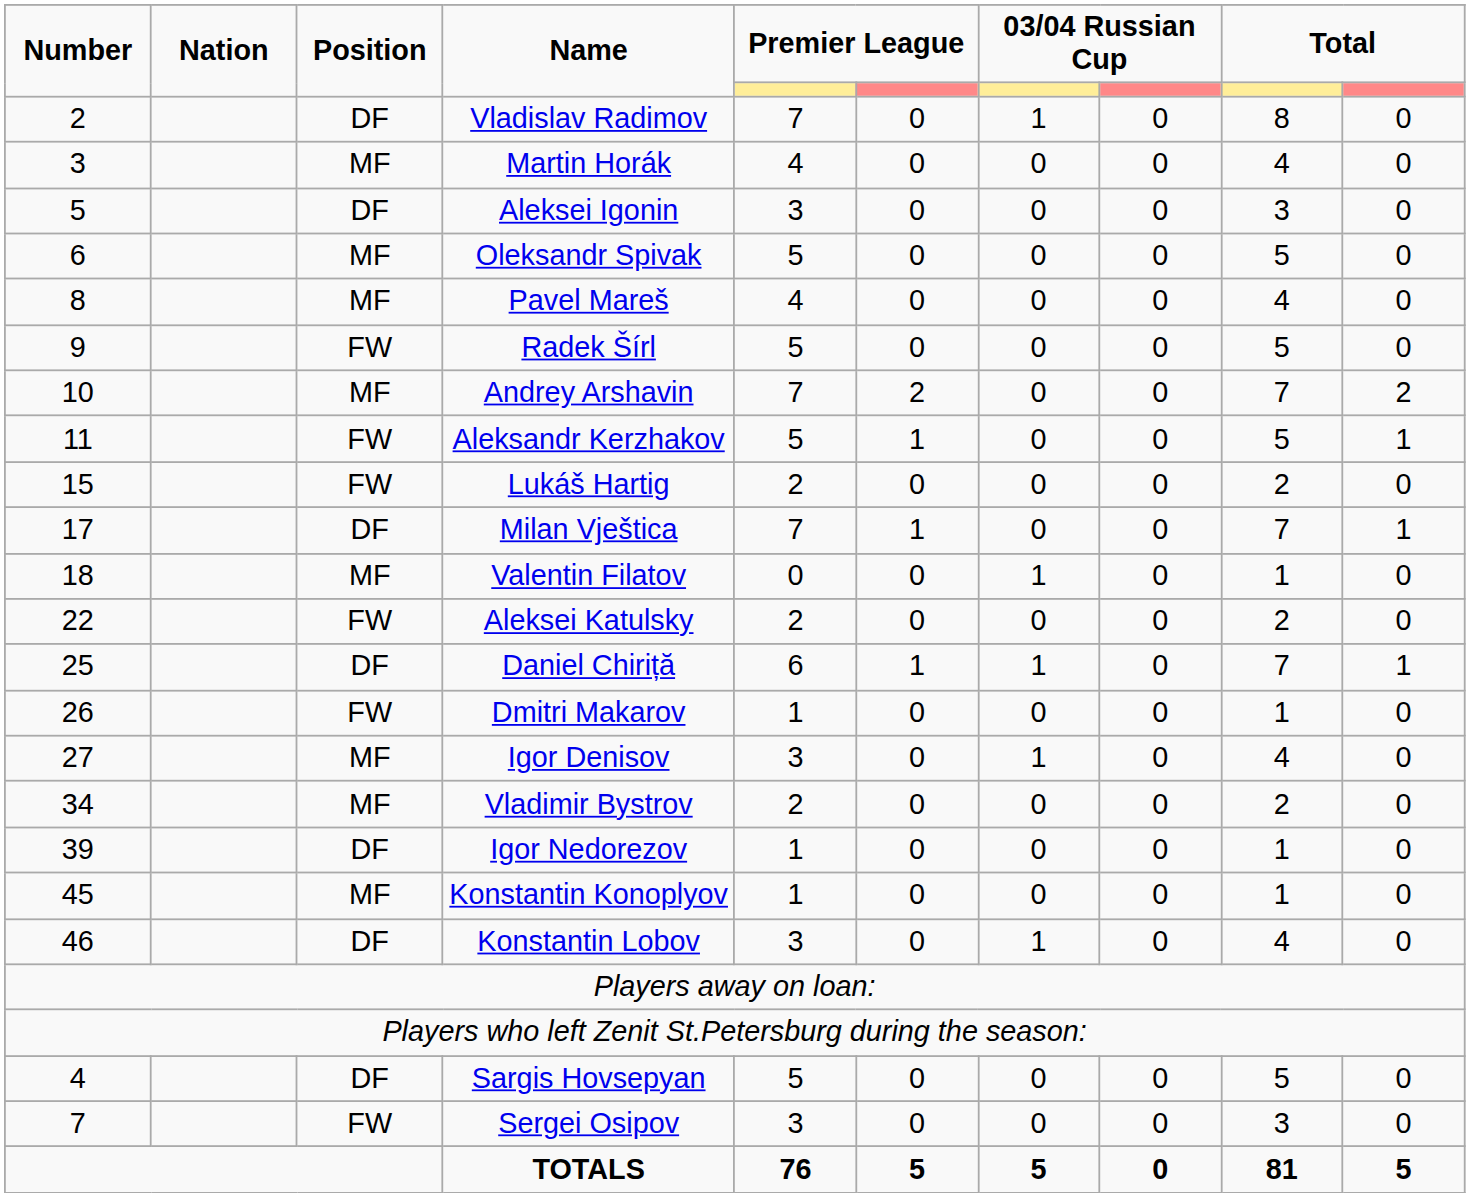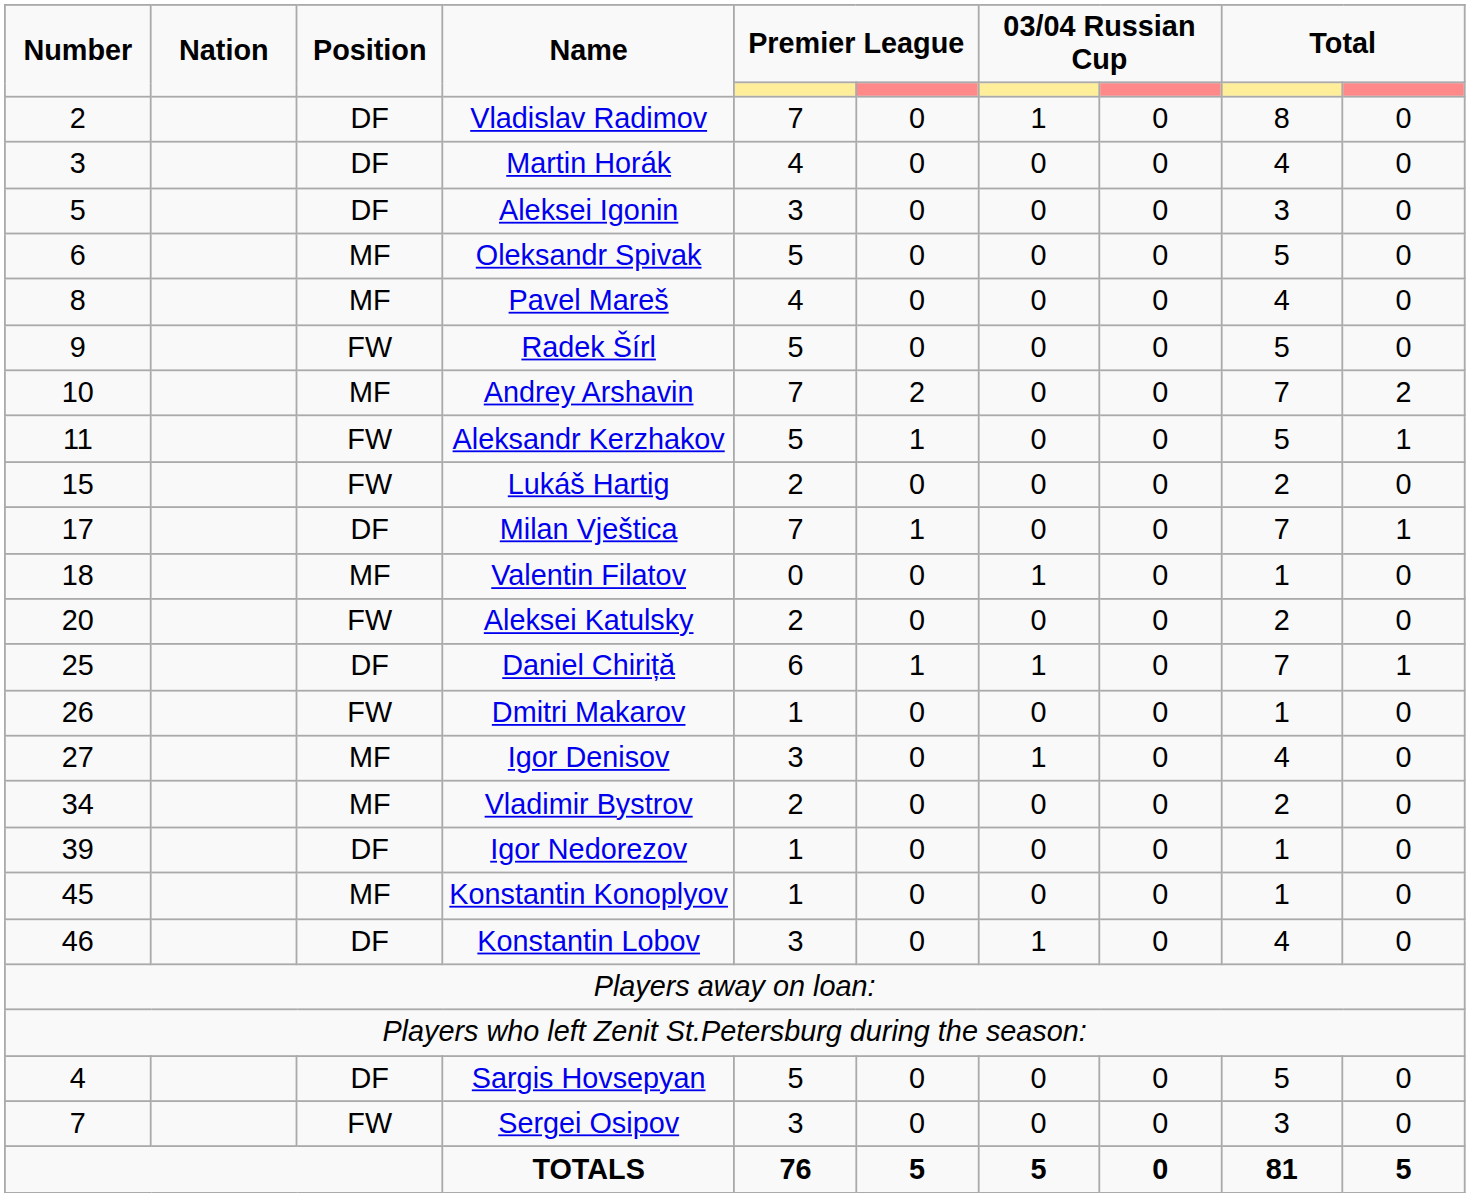(370, 164) MF -> (370, 164) DF
(78, 621) 22 -> (78, 621) 20
